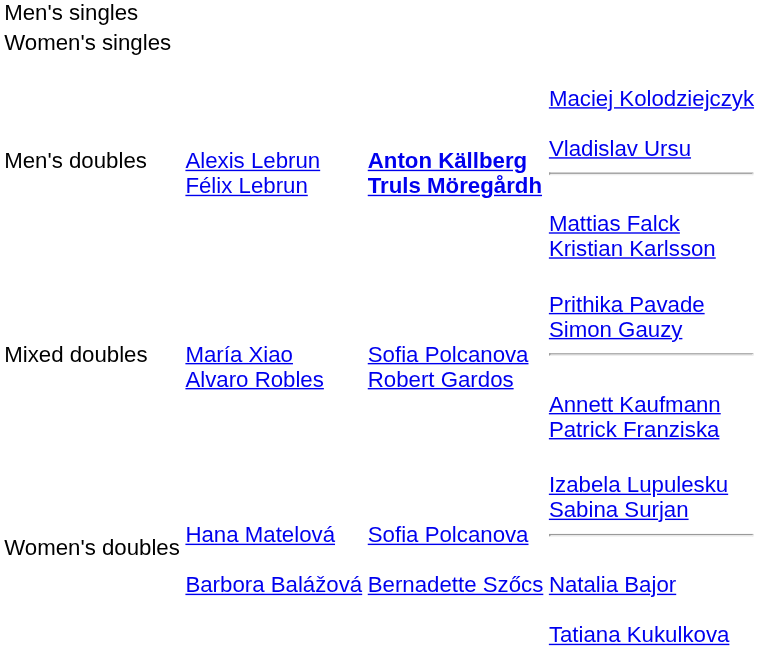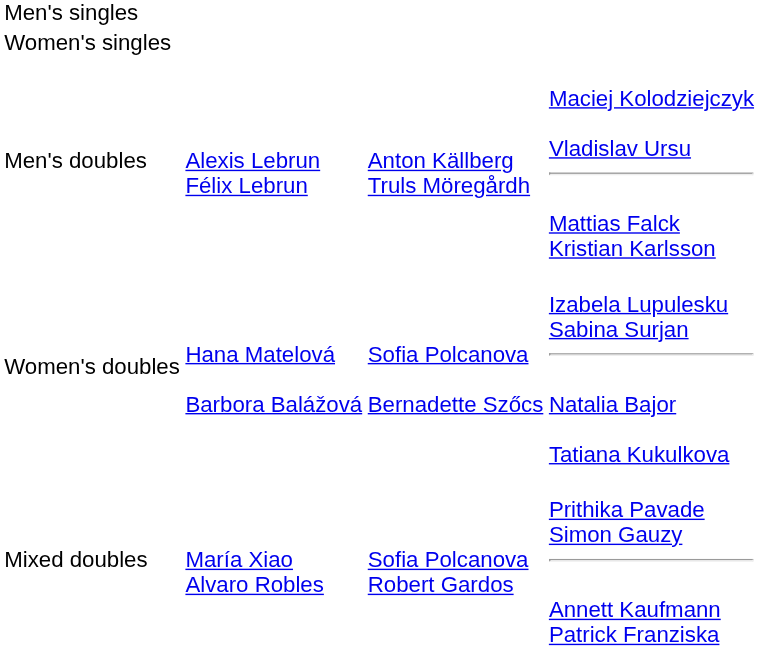(455, 173) bold -> (449, 173) normal
rows swapped: (92, 547) <-> (76, 354)
